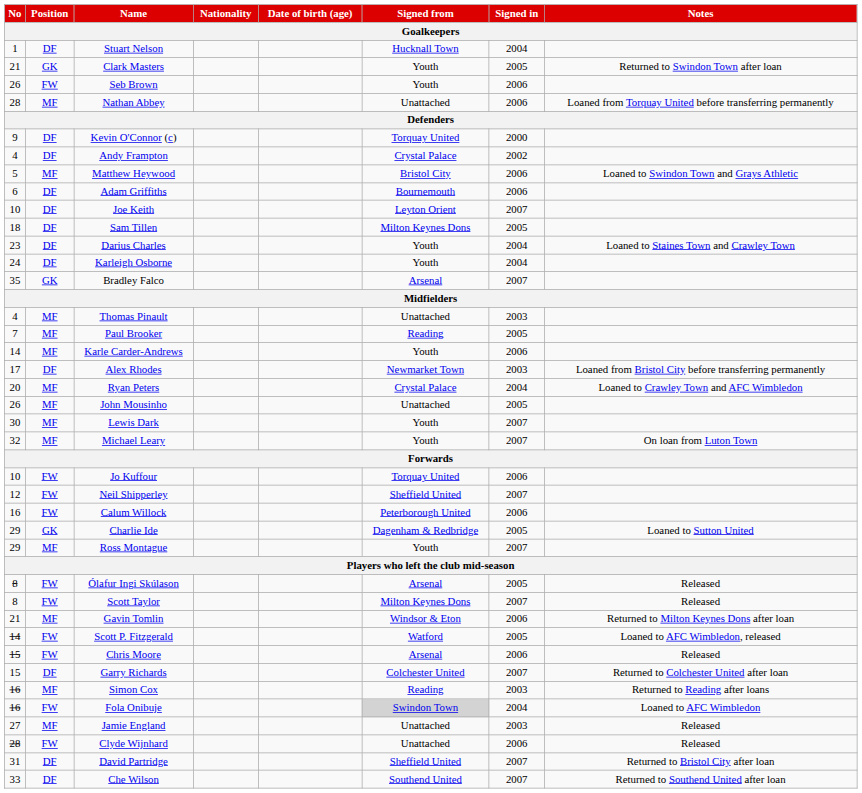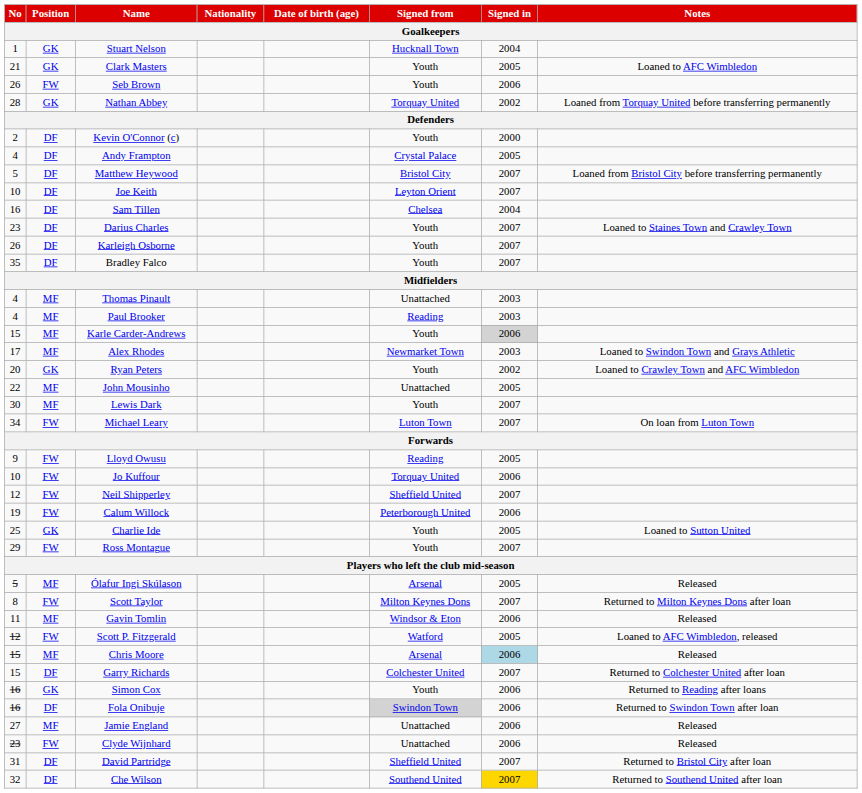(50, 49) DF -> (51, 49) GK
(701, 67) Returned to Swindon Town after loan -> (697, 67) Loaned to AFC Wimbledon
(50, 102) MF -> (51, 102) GK
(425, 102) Unattached -> (425, 102) Torquay United
(517, 102) 2006 -> (510, 102) 2002
(15, 138) 9 -> (15, 138) 2
(425, 138) Torquay United -> (425, 138) Youth
(517, 156) 2002 -> (510, 156) 2005
(50, 174) MF -> (51, 174) DF
(517, 174) 2006 -> (510, 174) 2007
(701, 174) Loaned to Swindon Town and Grays Athletic -> (697, 174) Loaned from Bristol City before transferring permanently
- row: (134, 191)
(15, 227) 18 -> (15, 209) 16
(425, 227) Milton Keynes Dons -> (425, 209) Chelsea
(517, 227) 2005 -> (510, 209) 2004
(517, 245) 2004 -> (510, 227) 2007
(15, 263) 24 -> (15, 245) 26
(517, 263) 2004 -> (510, 245) 2007
(50, 280) GK -> (51, 263) DF
(425, 280) Arsenal -> (425, 263) Youth
(15, 334) 7 -> (15, 316) 4
(517, 334) 2005 -> (510, 316) 2003
(15, 352) 14 -> (15, 334) 15
(517, 352) no background -> (510, 334) lightgrey background
(50, 370) DF -> (51, 352) MF
(701, 370) Loaned from Bristol City before transferring permanently -> (697, 352) Loaned to Swindon Town and Grays Athletic
(50, 387) MF -> (51, 370) GK
(425, 387) Crystal Palace -> (425, 370) Youth
(517, 387) 2004 -> (510, 370) 2002
(15, 405) 26 -> (15, 387) 22
(15, 441) 32 -> (15, 423) 34
(50, 441) MF -> (51, 423) FW
(425, 441) Youth -> (425, 423) Luton Town
+ row: (136, 459)
(15, 512) 16 -> (15, 512) 19
(15, 530) 29 -> (15, 530) 25
(425, 530) Dagenham & Redbridge -> (425, 530) Youth
(50, 548) MF -> (51, 548) FW
(15, 583) 8 -> (15, 583) 5
(50, 583) FW -> (51, 583) MF
(701, 601) Released -> (697, 601) Returned to Milton Keynes Dons after loan
(15, 619) 21 -> (15, 619) 11
(701, 619) Returned to Milton Keynes Dons after loan -> (697, 619) Released
(15, 637) 14 -> (15, 637) 12
(50, 655) FW -> (51, 655) MF
(517, 655) no background -> (510, 655) lightblue background
(50, 690) MF -> (51, 690) GK
(425, 690) Reading -> (425, 690) Youth
(517, 690) 2003 -> (510, 690) 2006
(50, 708) FW -> (51, 708) DF
(517, 708) 2004 -> (510, 708) 2006
(701, 708) Loaned to AFC Wimbledon -> (697, 708) Returned to Swindon Town after loan
(517, 726) 2003 -> (510, 726) 2006
(15, 744) 28 -> (15, 744) 23
(15, 779) 33 -> (15, 779) 32
(517, 779) no background -> (510, 779) gold background
